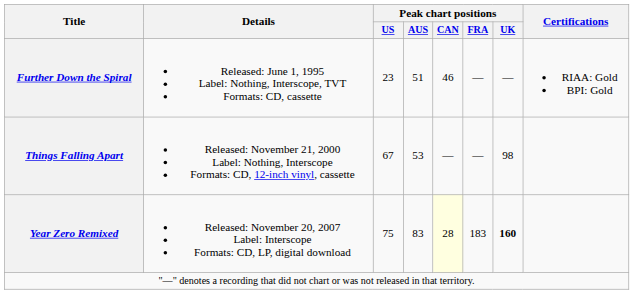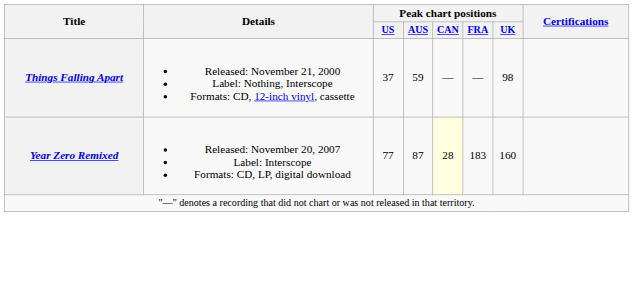- row: (74, 77)
(388, 155) 67 -> (388, 77) 37
(418, 155) 53 -> (418, 77) 59
(388, 233) 75 -> (388, 155) 77
(418, 233) 83 -> (418, 155) 87
(508, 233) bold -> (508, 155) normal
